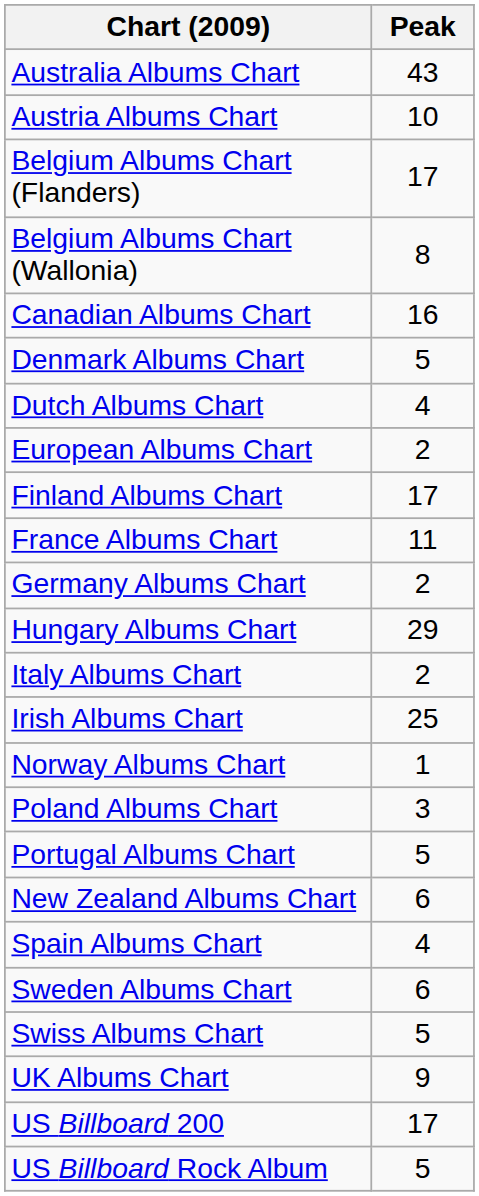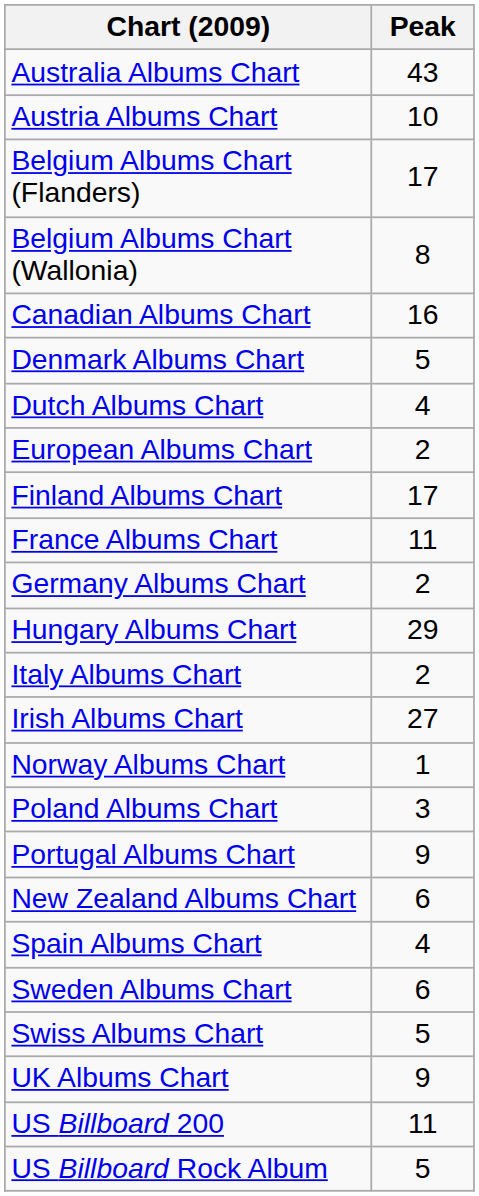(423, 719) 25 -> (423, 719) 27
(423, 854) 5 -> (423, 854) 9
(423, 1123) 17 -> (423, 1123) 11
